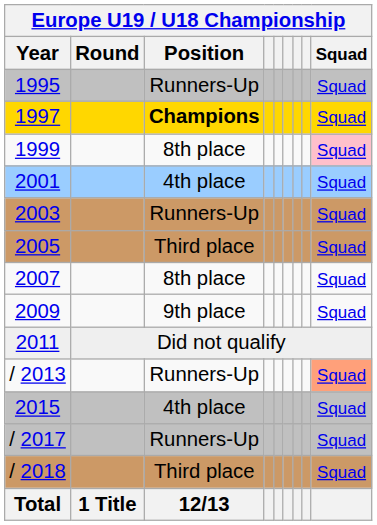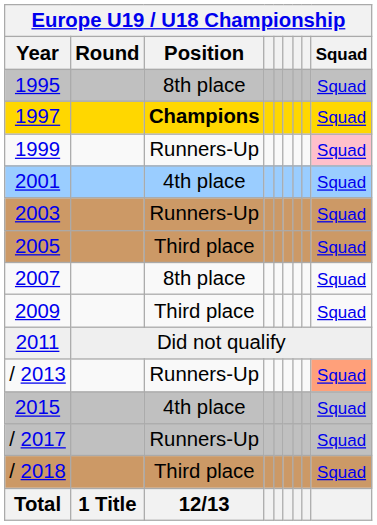(204, 85) Runners-Up -> (204, 85) 8th place
(204, 149) 8th place -> (204, 149) Runners-Up
(204, 310) 9th place -> (204, 310) Third place
